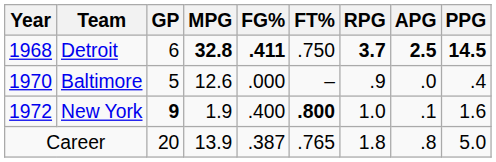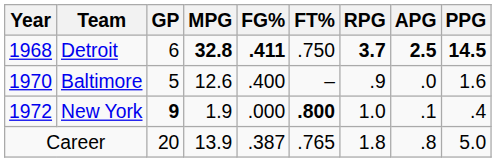(266, 81) .000 -> (266, 81) .400
(478, 81) .4 -> (473, 81) 1.6
(266, 112) .400 -> (266, 112) .000
(473, 112) 1.6 -> (478, 112) .4
